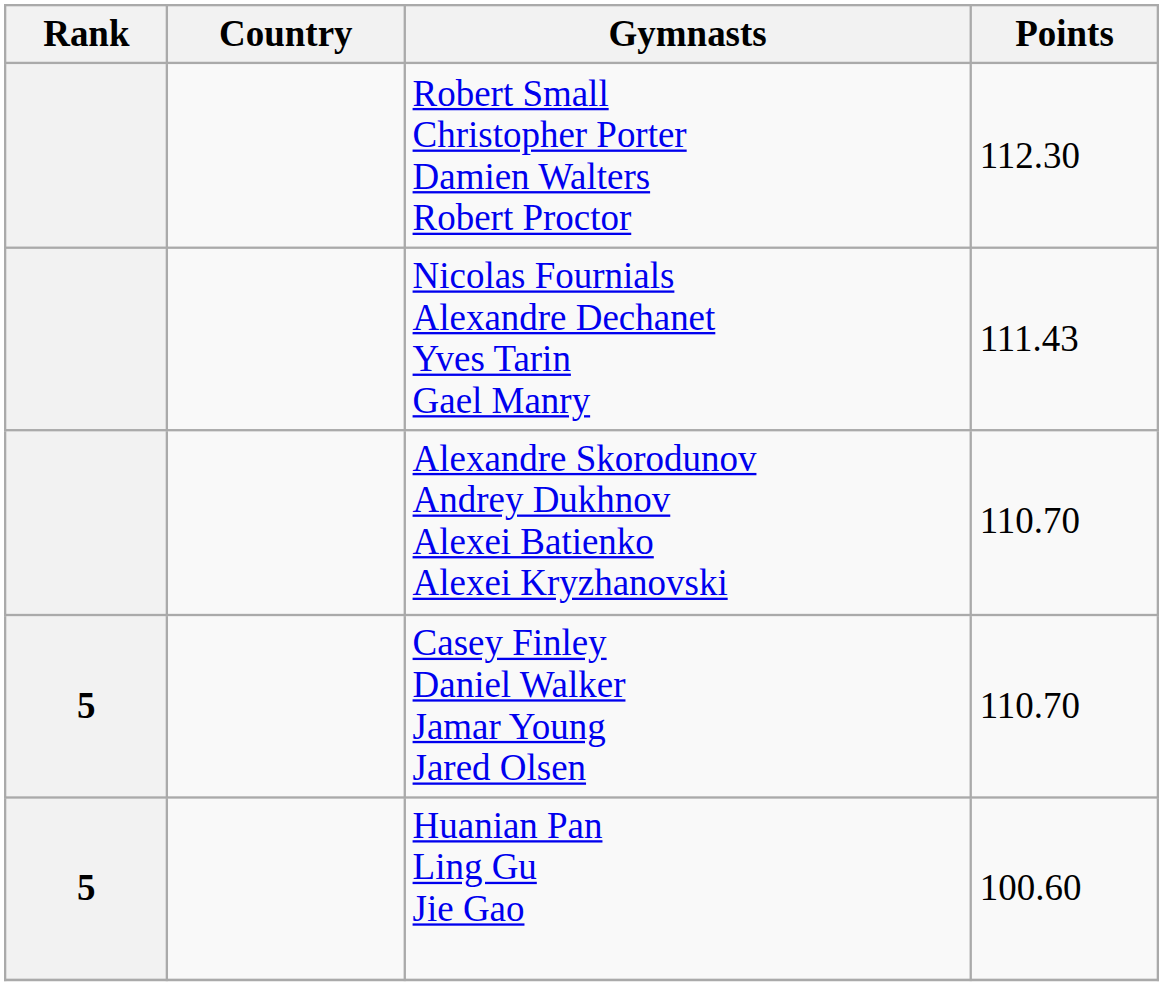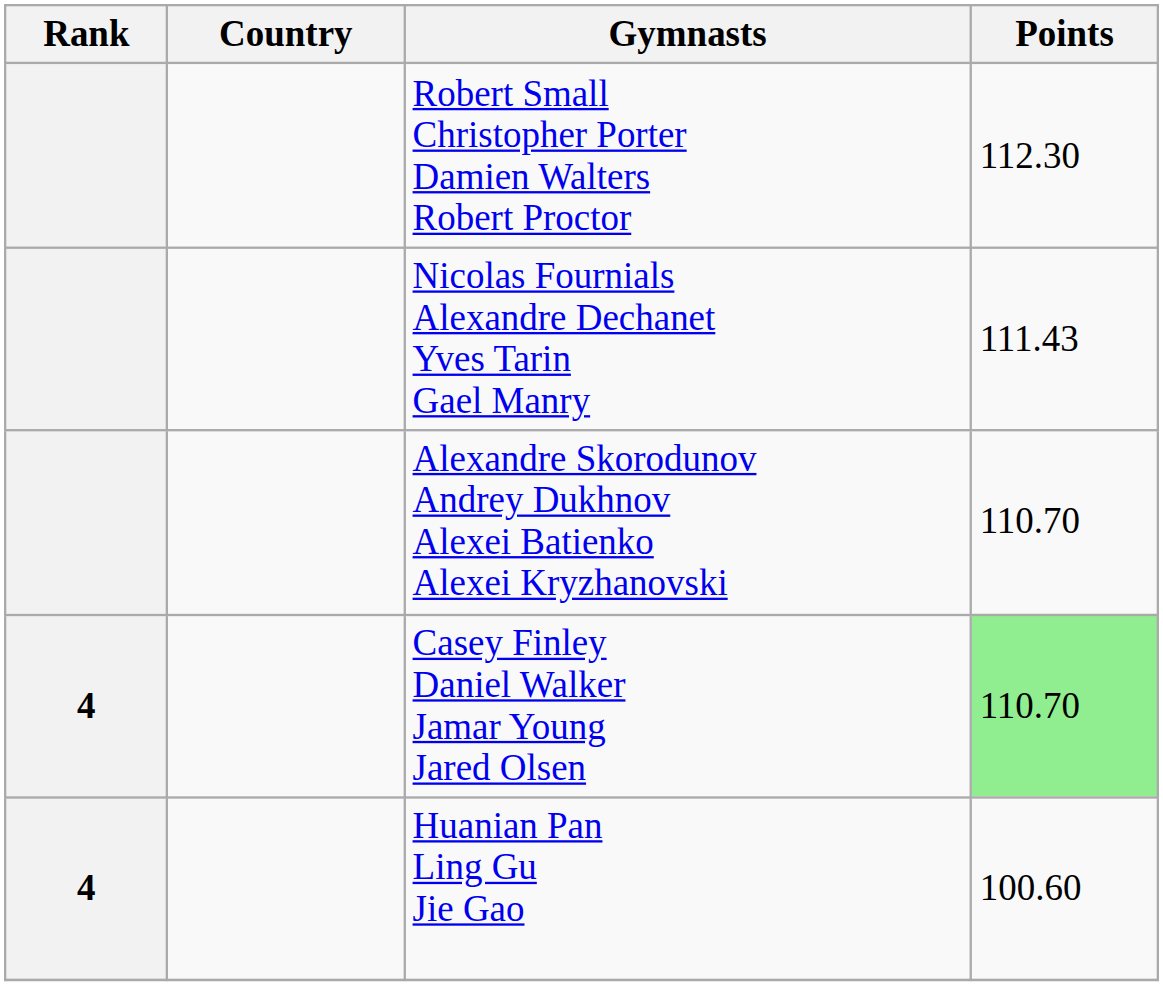(86, 704) 5 -> (86, 704) 4
(1030, 704) no background -> (1030, 704) lightgreen background
(86, 888) 5 -> (86, 888) 4
